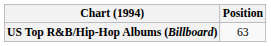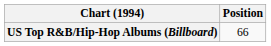(243, 32) 63 -> (243, 32) 66
